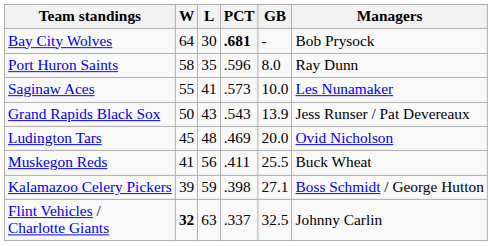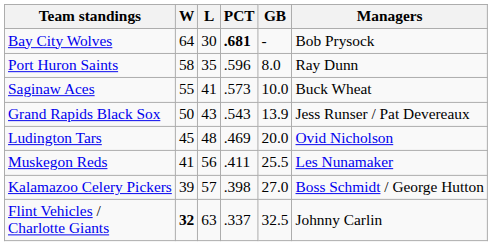(344, 89) Les Nunamaker -> (334, 89) Buck Wheat
(334, 162) Buck Wheat -> (344, 162) Les Nunamaker
(209, 187) 59 -> (209, 187) 57
(275, 187) 27.1 -> (275, 187) 27.0
